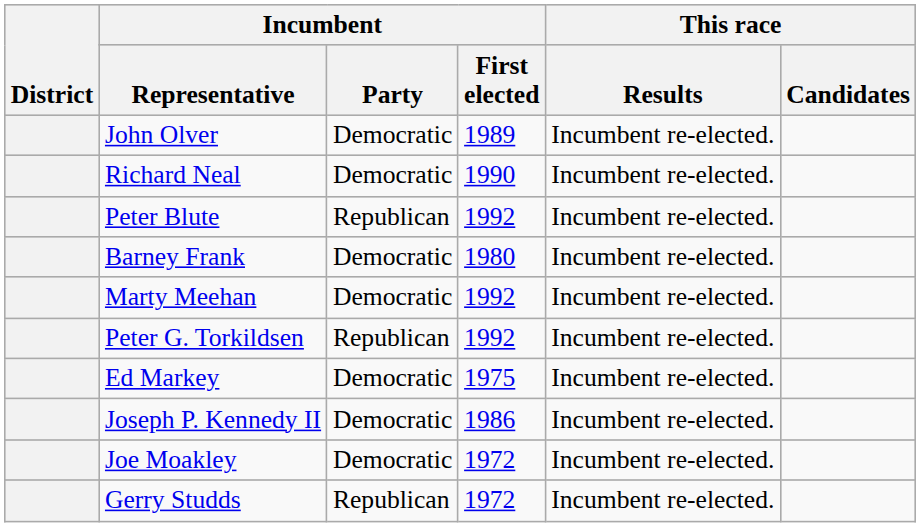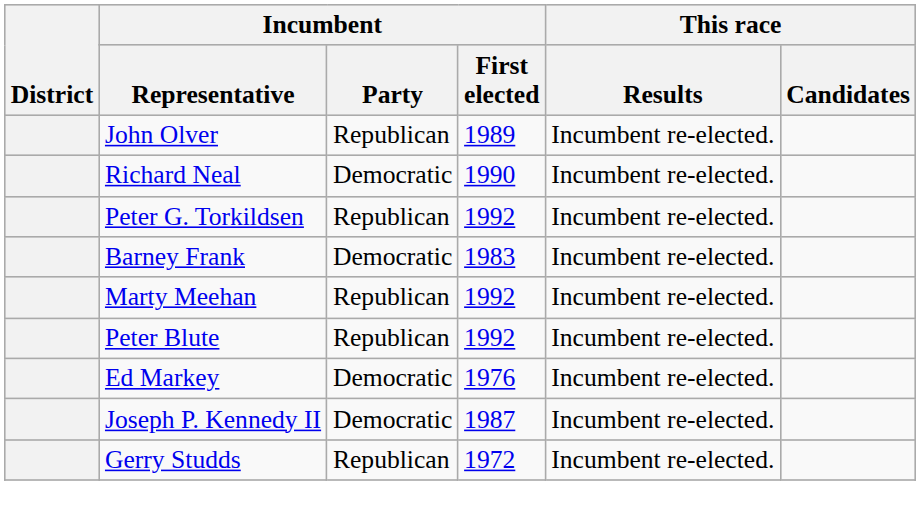(393, 134) Democratic -> (391, 134) Republican
rows swapped: (162, 216) <-> (204, 337)
(490, 256) 1980 -> (490, 256) 1983
(393, 297) Democratic -> (391, 297) Republican
(490, 378) 1975 -> (490, 378) 1976
(490, 418) 1986 -> (490, 418) 1987
- row: (171, 459)
